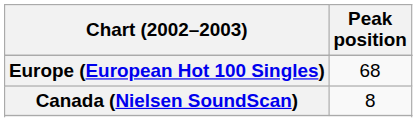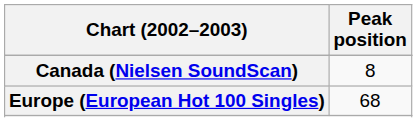rows swapped: (167, 100) <-> (167, 70)
